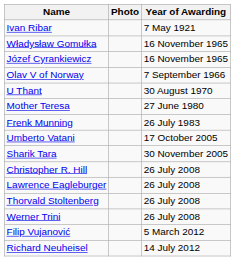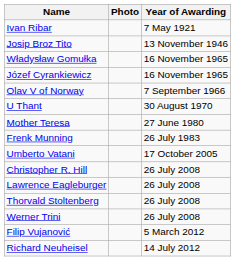+ row: (39, 43)
- row: (32, 153)
